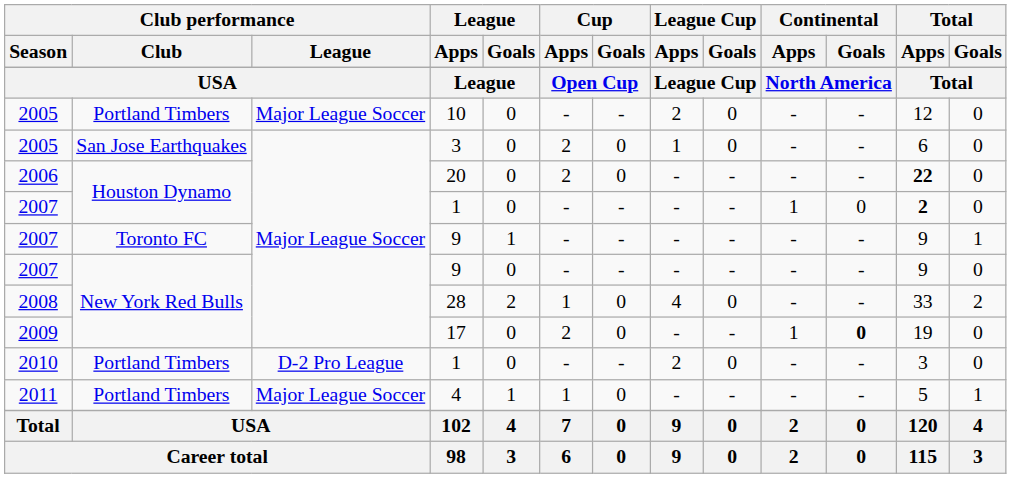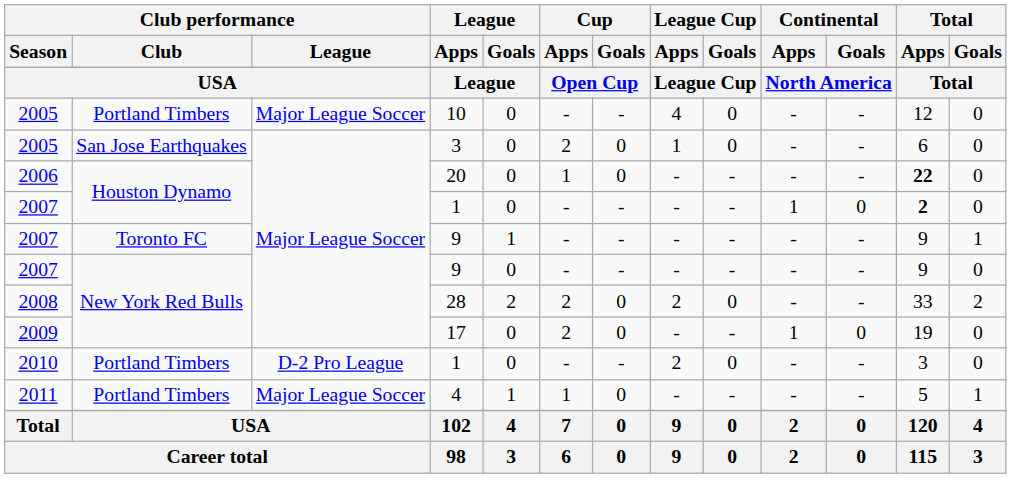(676, 113) 2 -> (676, 113) 4
(566, 176) 2 -> (566, 176) 1
(566, 301) 1 -> (566, 301) 2
(676, 301) 4 -> (676, 301) 2
(861, 332) bold -> (861, 332) normal
